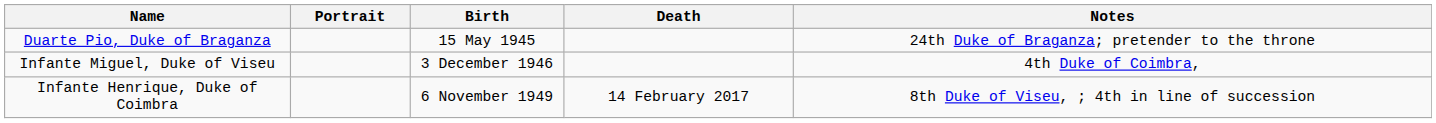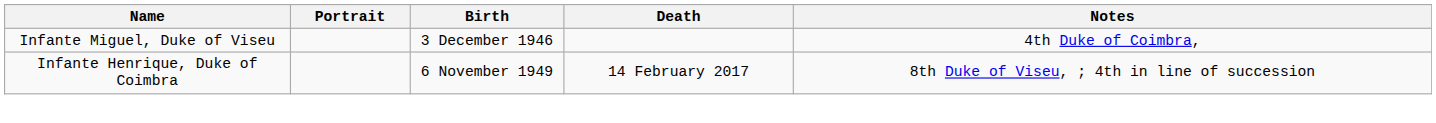- row: (147, 40)
